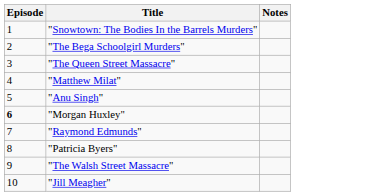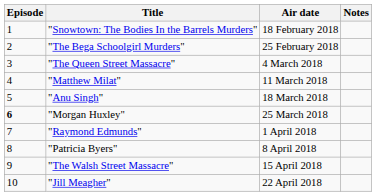+ column: (300, 13)
